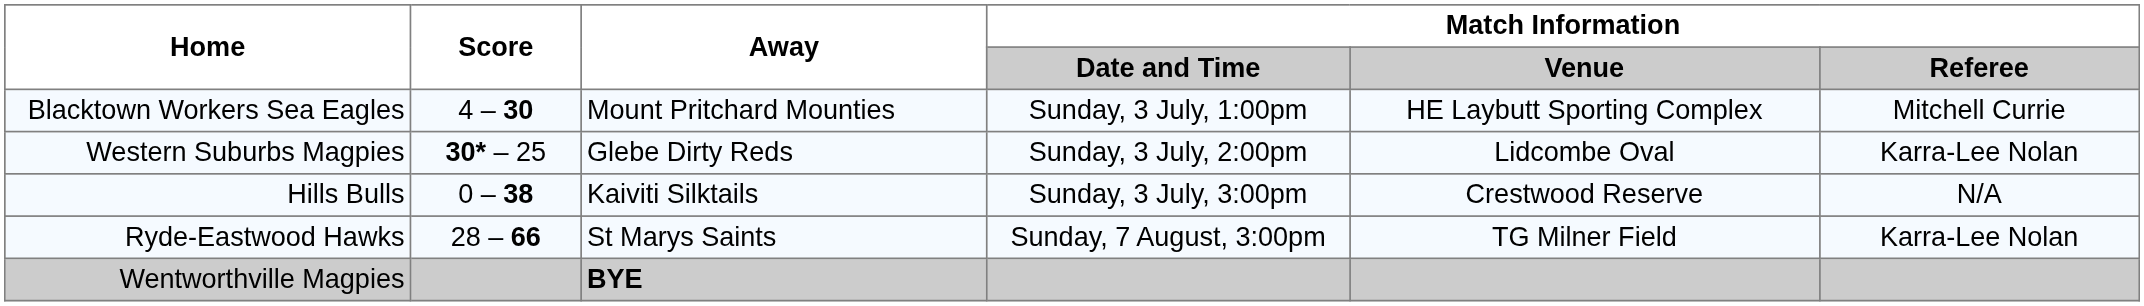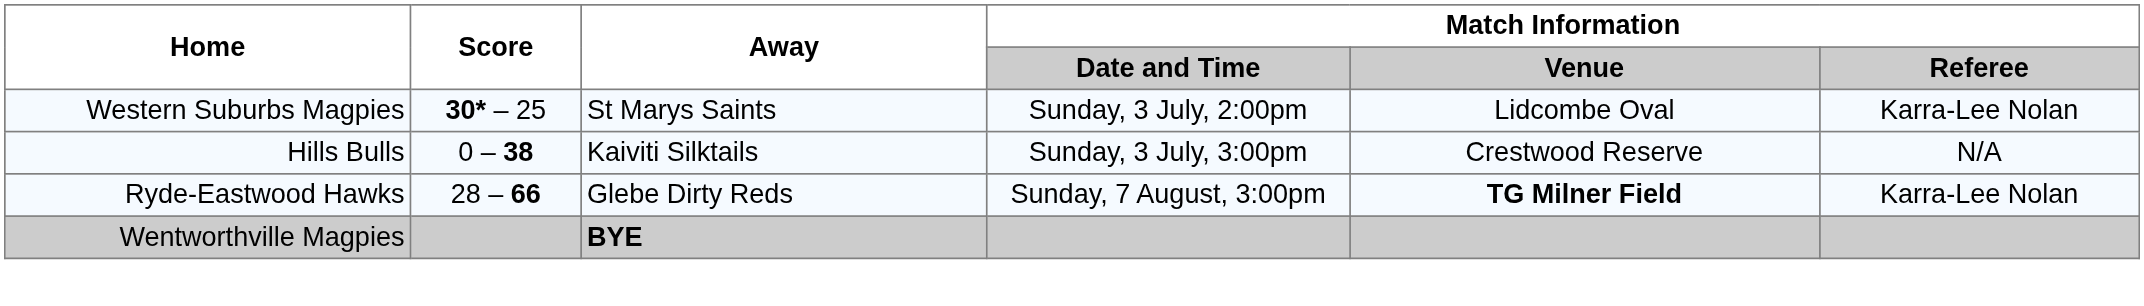- row: (216, 110)
(690, 152) Glebe Dirty Reds -> (682, 110) St Marys Saints
(682, 236) St Marys Saints -> (690, 194) Glebe Dirty Reds
(1584, 236) normal -> (1584, 194) bold
